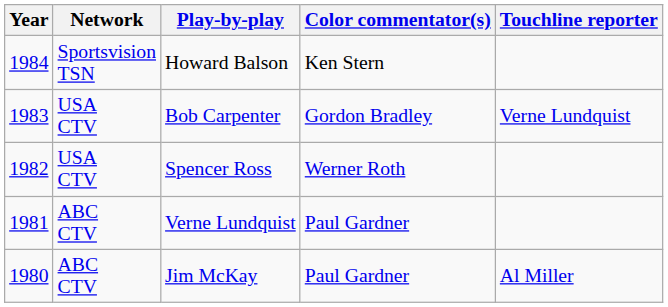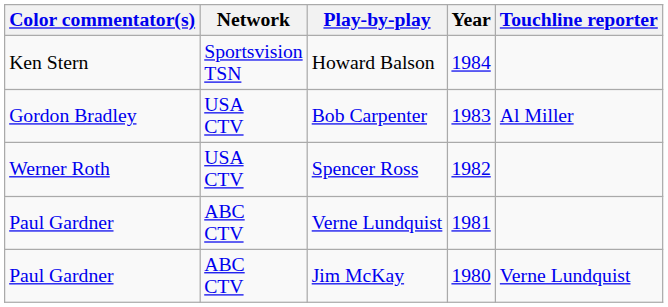columns swapped: (29, 20) <-> (398, 20)
(565, 115) Verne Lundquist -> (537, 115) Al Miller
(537, 275) Al Miller -> (565, 275) Verne Lundquist
